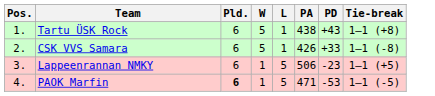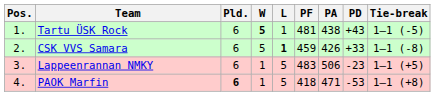+ column: (306, 13)
(262, 30) normal -> (262, 30) bold
(374, 30) 1–1 (+8) -> (399, 30) 1–1 (-5)
(284, 48) normal -> (284, 48) bold
(374, 83) 1–1 (-5) -> (399, 83) 1–1 (+8)
